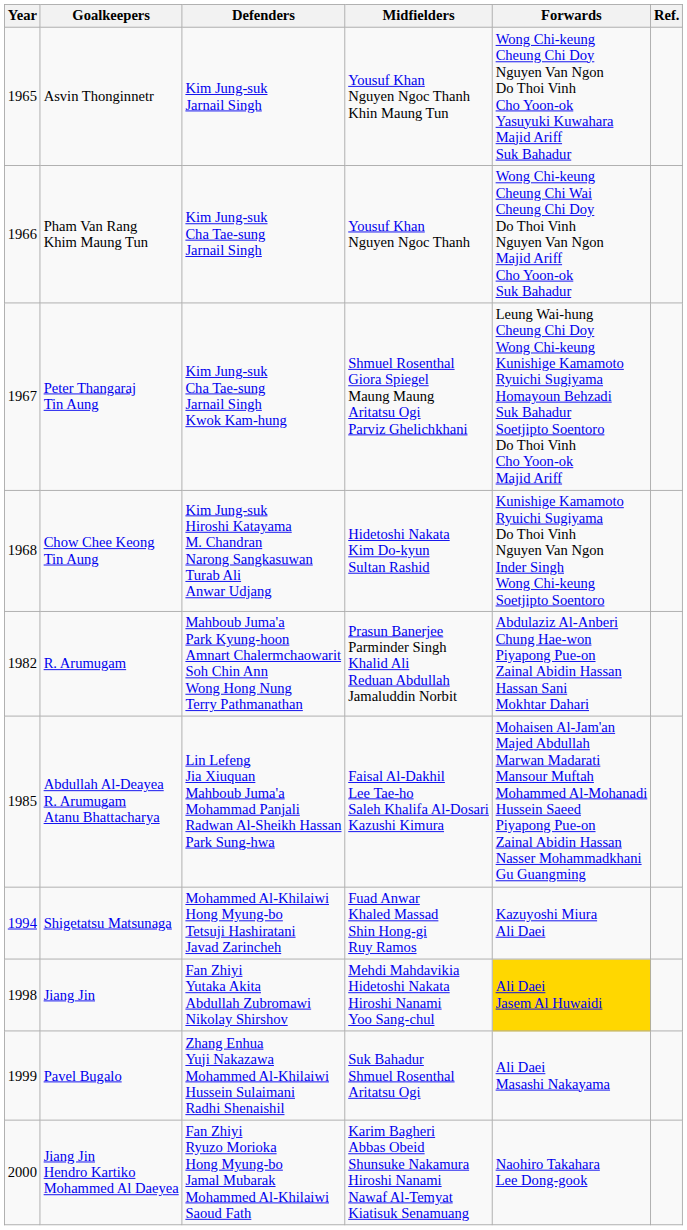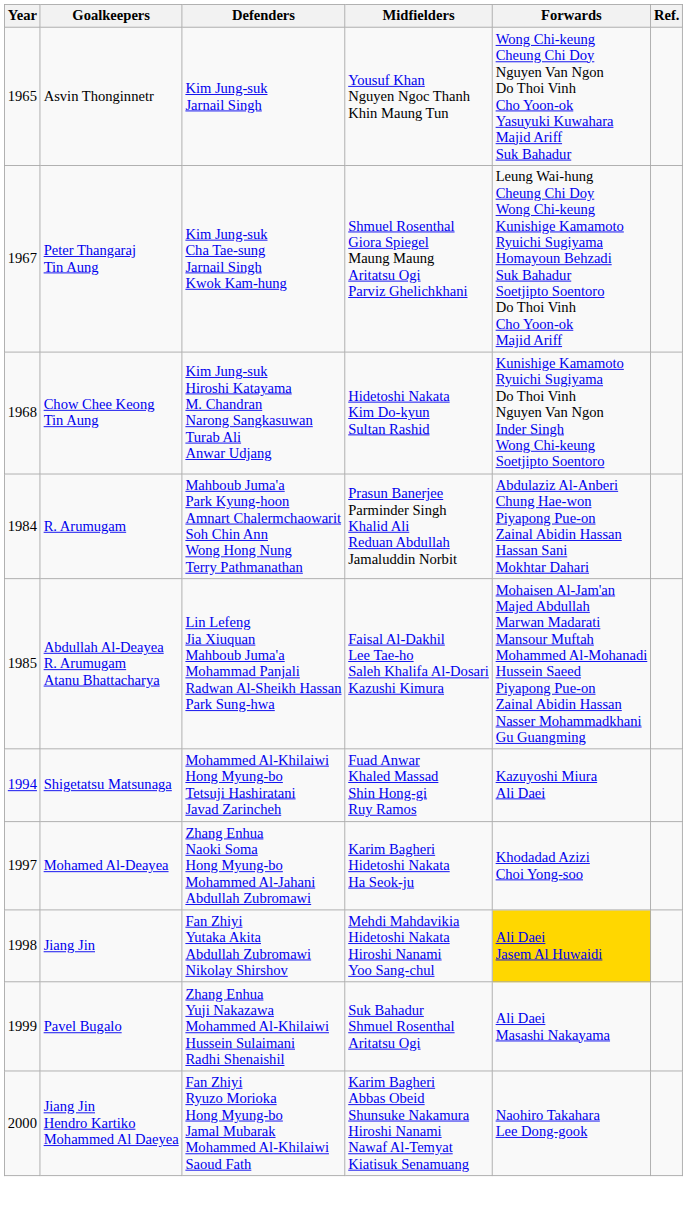- row: (96, 234)
(22, 663) 1982 -> (22, 526) 1984
+ row: (106, 865)
